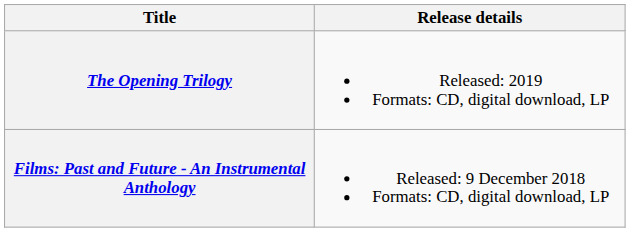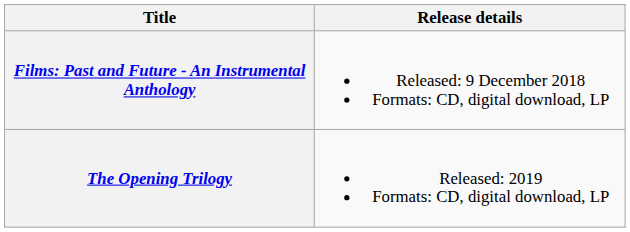rows swapped: (160, 178) <-> (160, 80)
